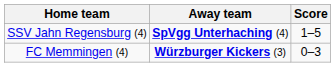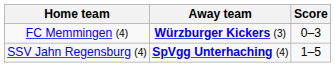rows swapped: (77, 33) <-> (77, 52)
